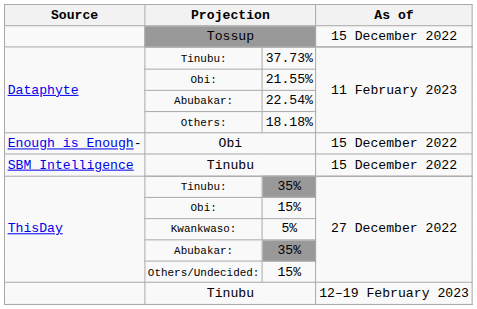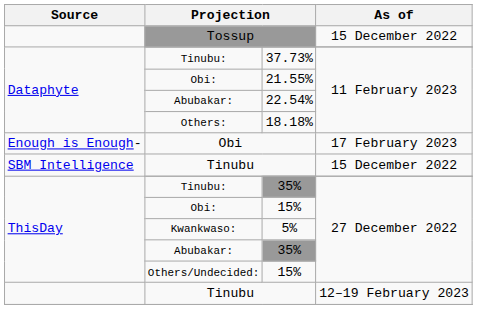(394, 144) 15 December 2022 -> (394, 144) 17 February 2023
